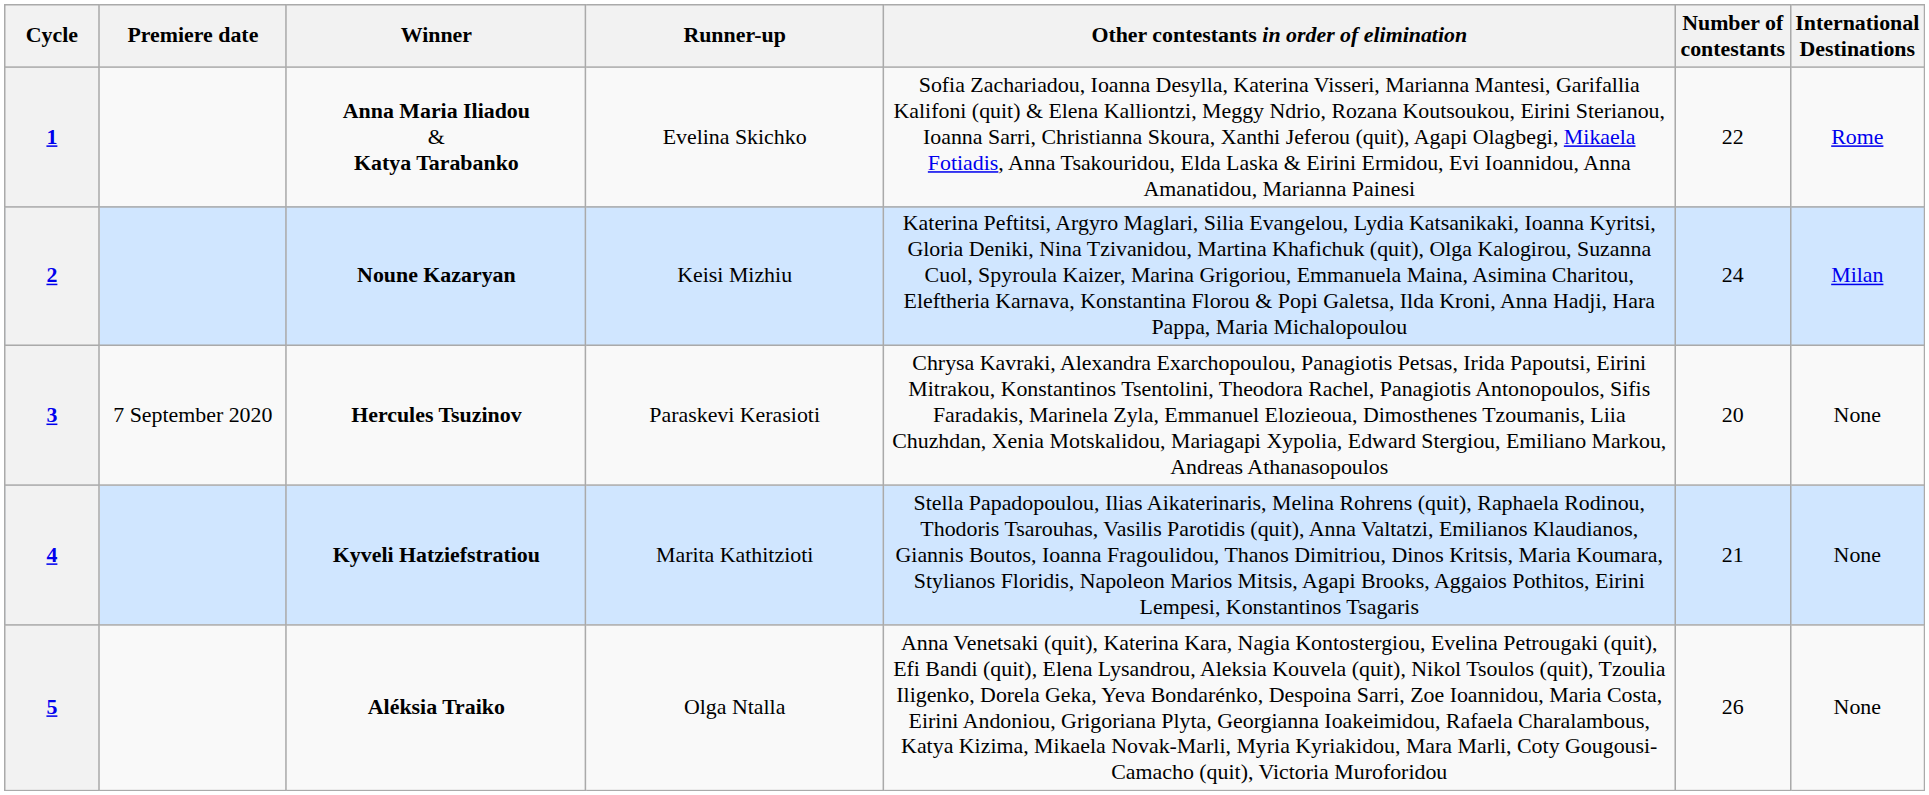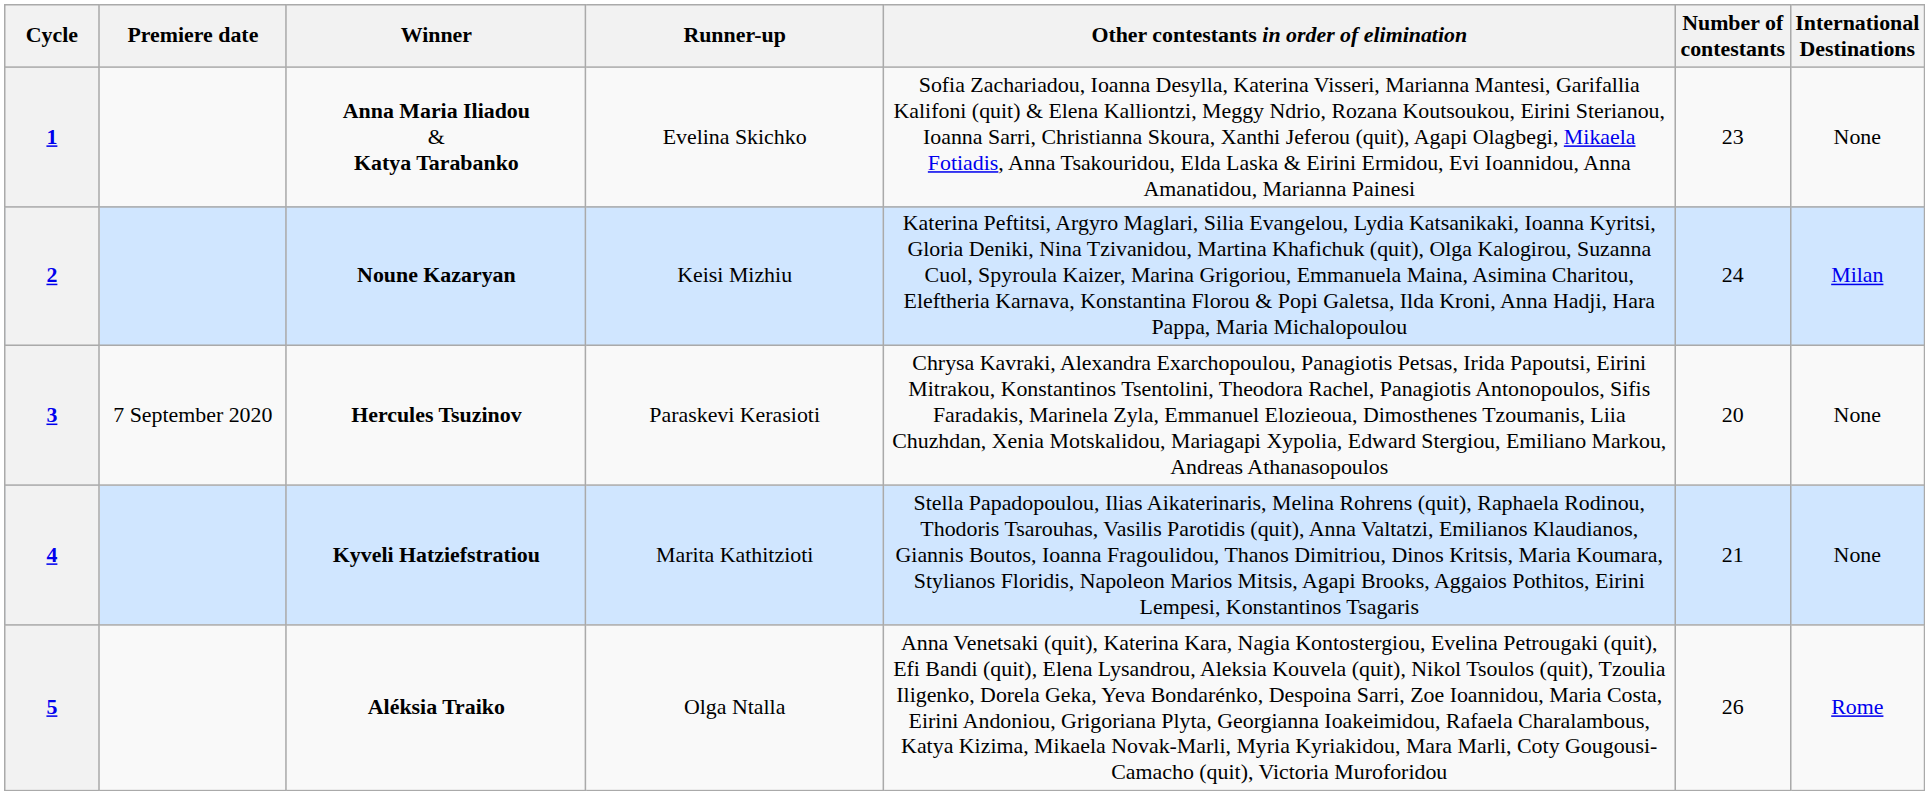(1733, 136) 22 -> (1733, 136) 23
(1857, 136) Rome -> (1857, 136) None
(1857, 707) None -> (1857, 707) Rome
